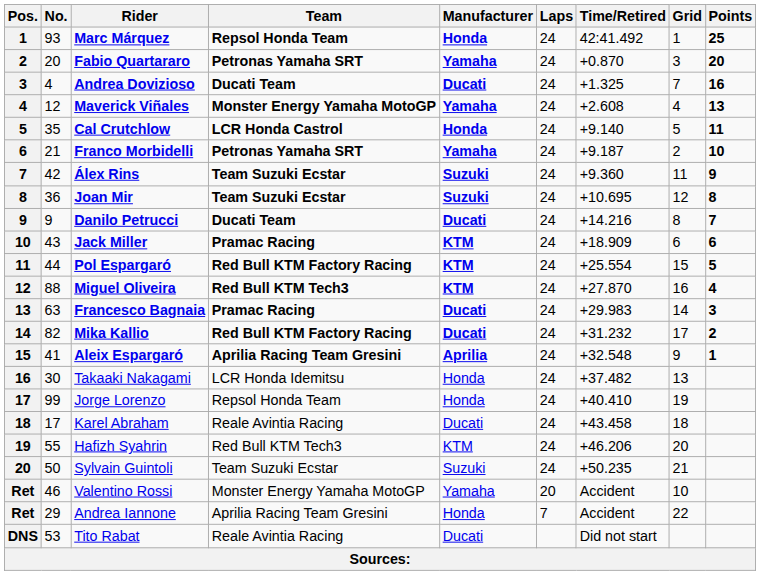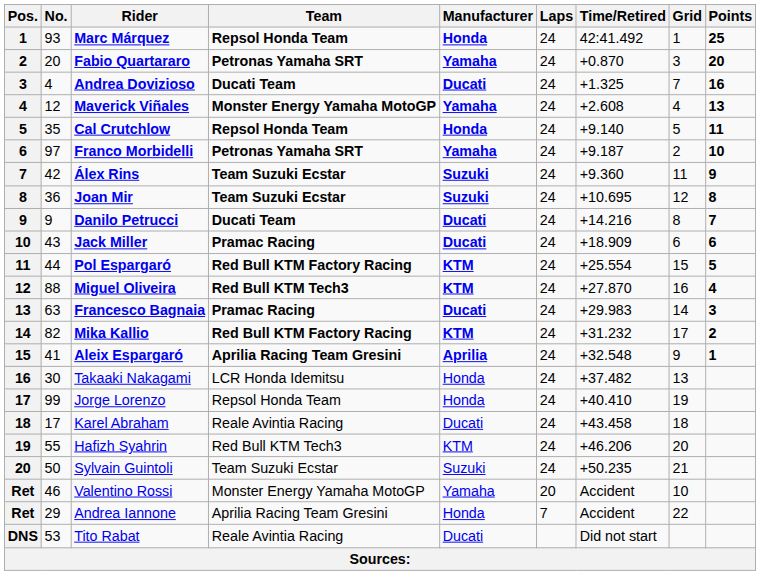(277, 129) LCR Honda Castrol -> (280, 129) Repsol Honda Team
(53, 152) 21 -> (53, 152) 97
(458, 242) KTM -> (464, 242) Ducati
(464, 333) Ducati -> (458, 333) KTM
